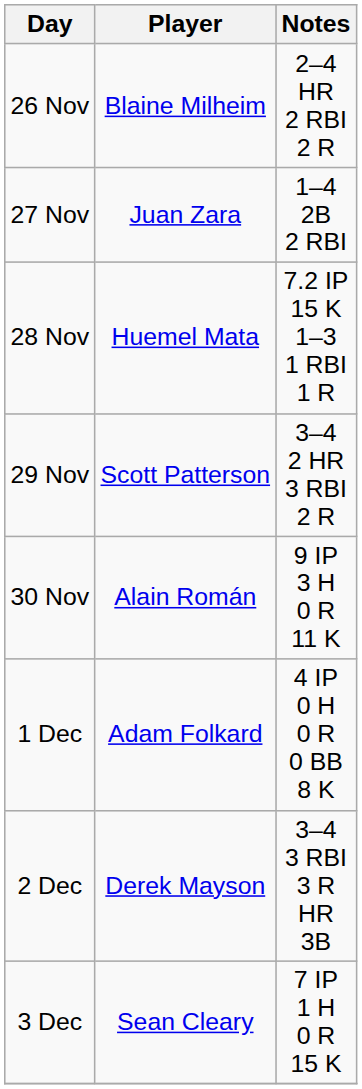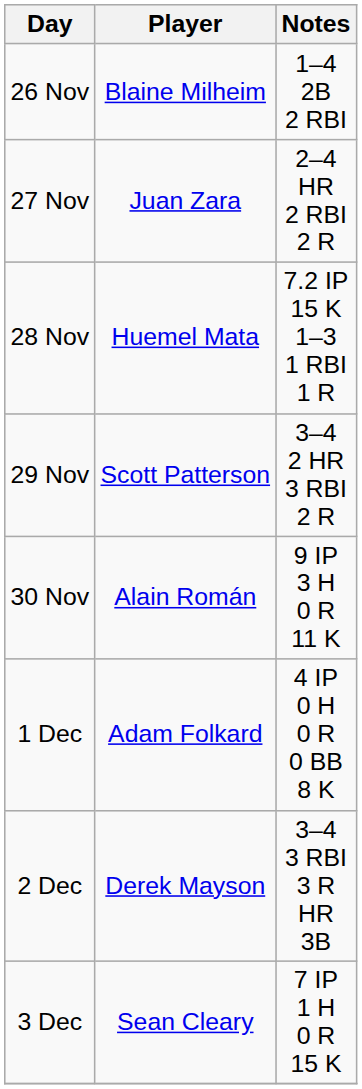(316, 105) 2–4 HR 2 RBI 2 R -> (316, 91) 1–4 2B 2 RBI
(316, 214) 1–4 2B 2 RBI -> (316, 200) 2–4 HR 2 RBI 2 R
